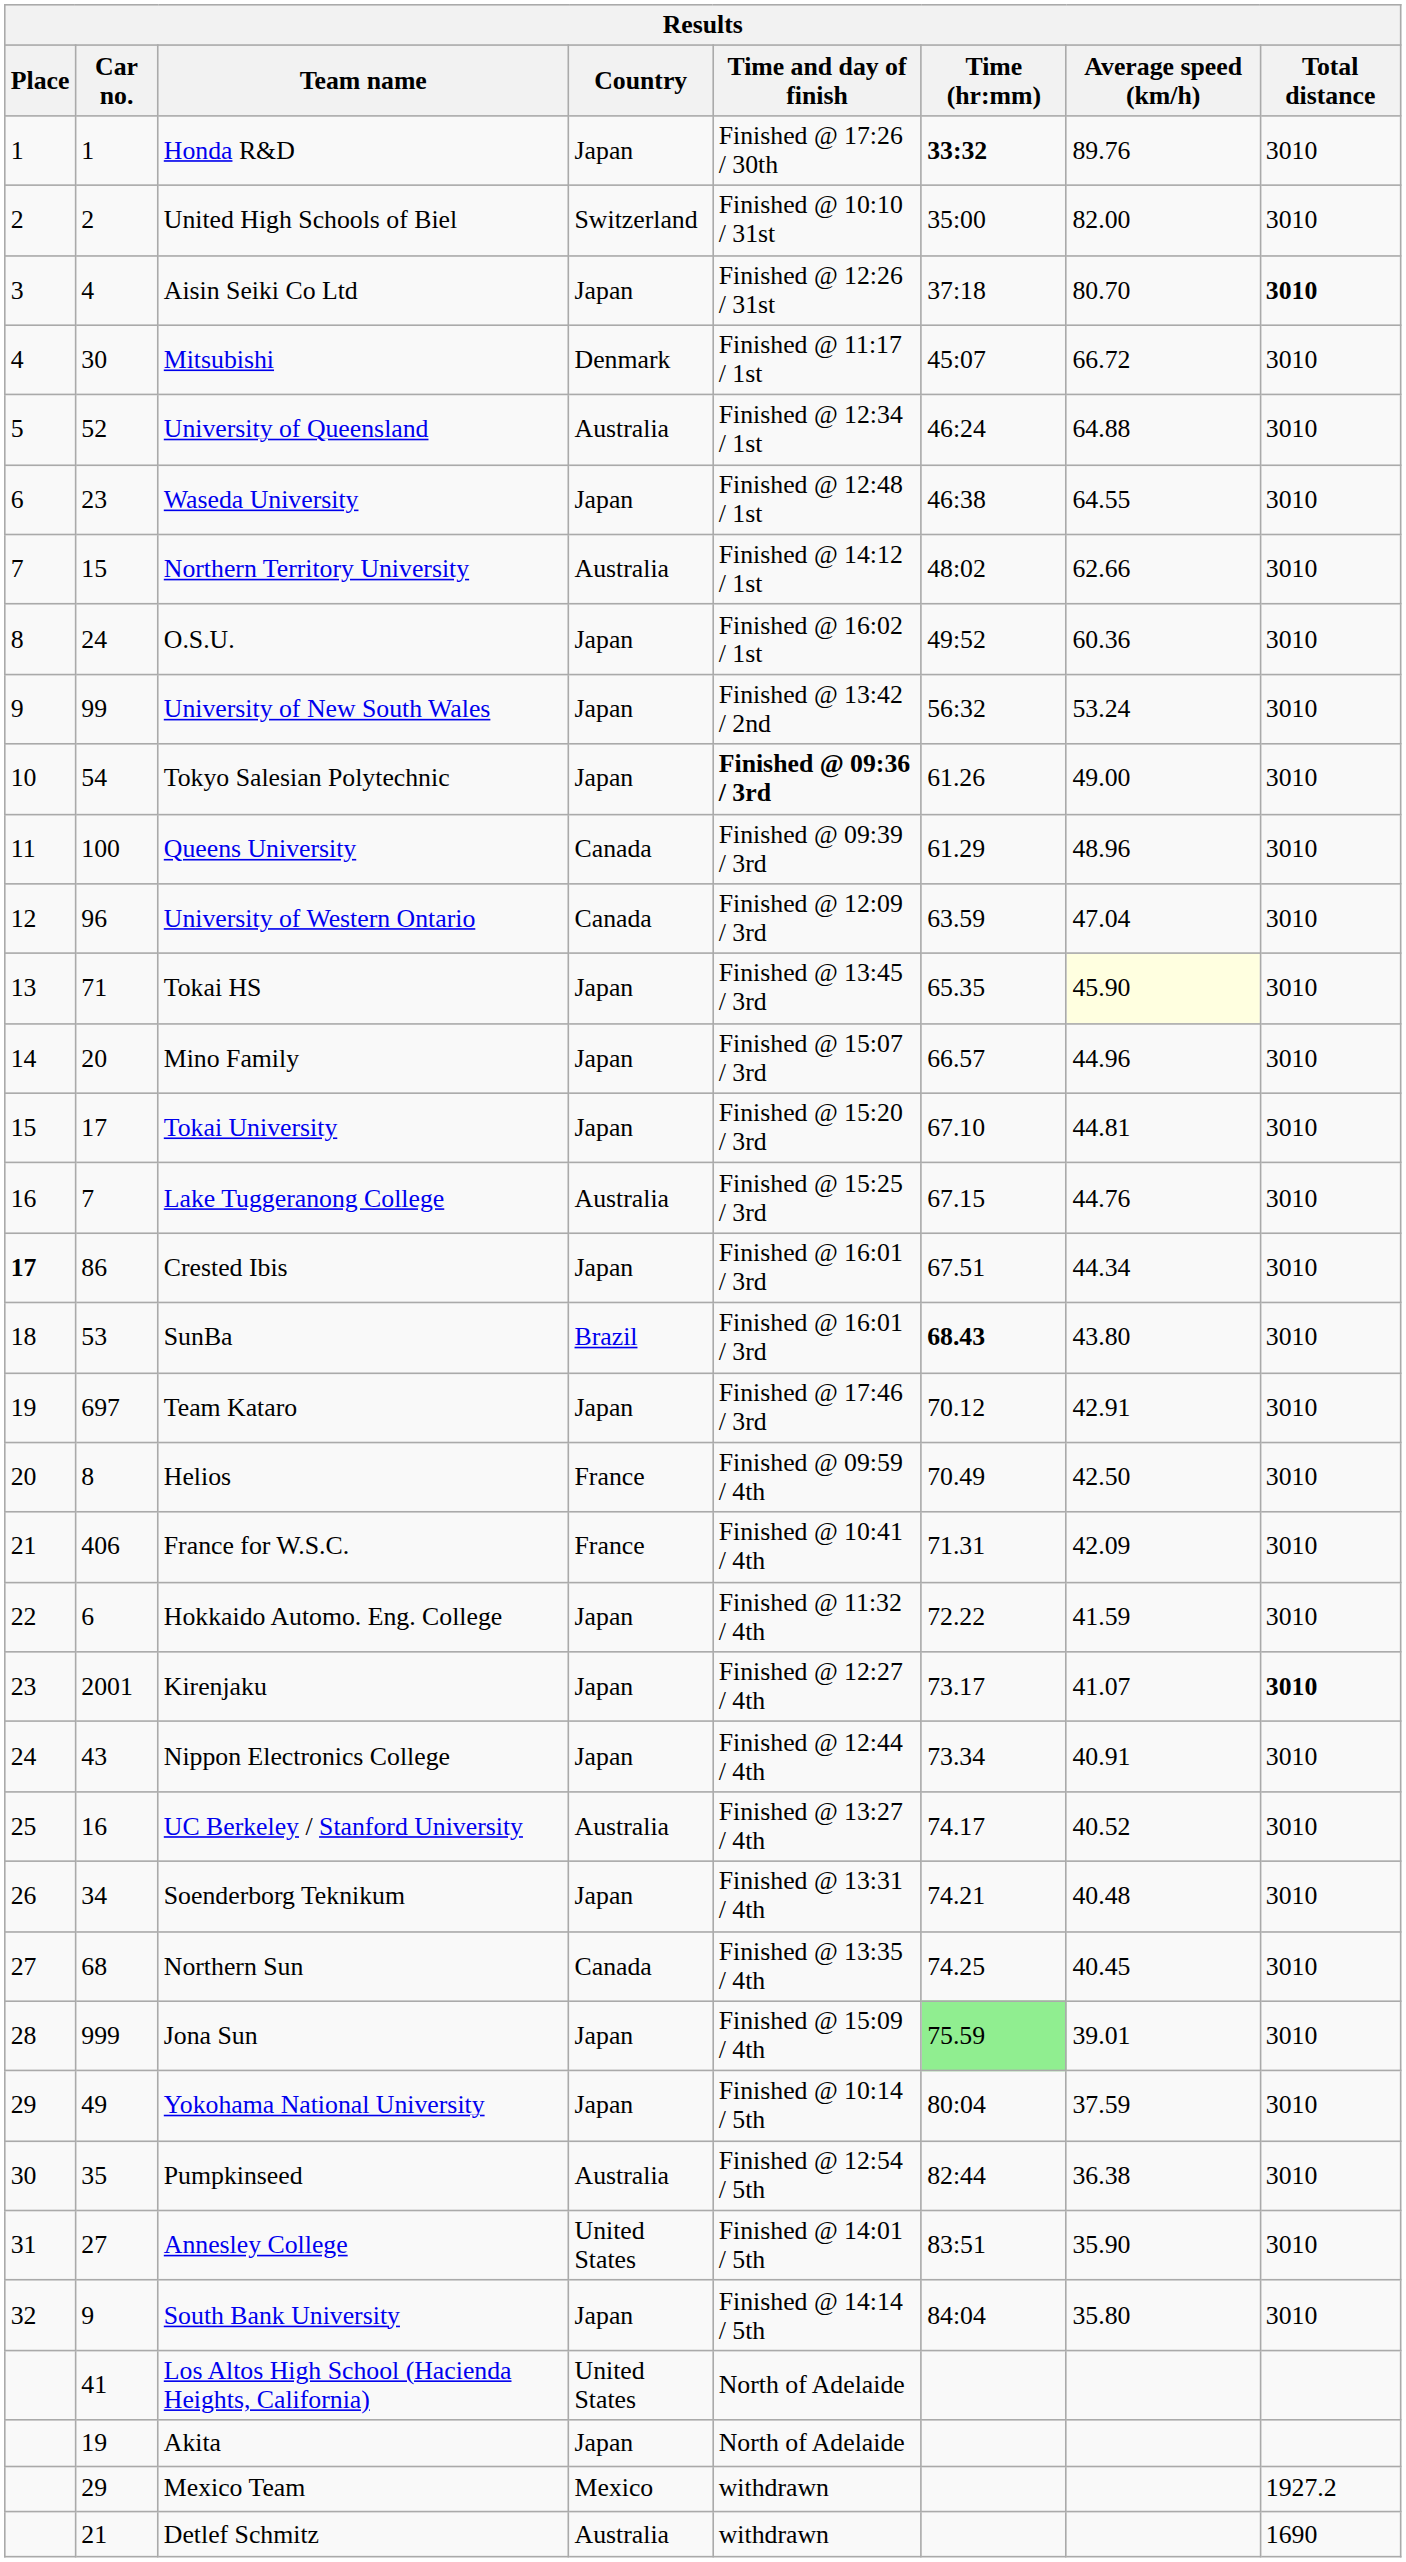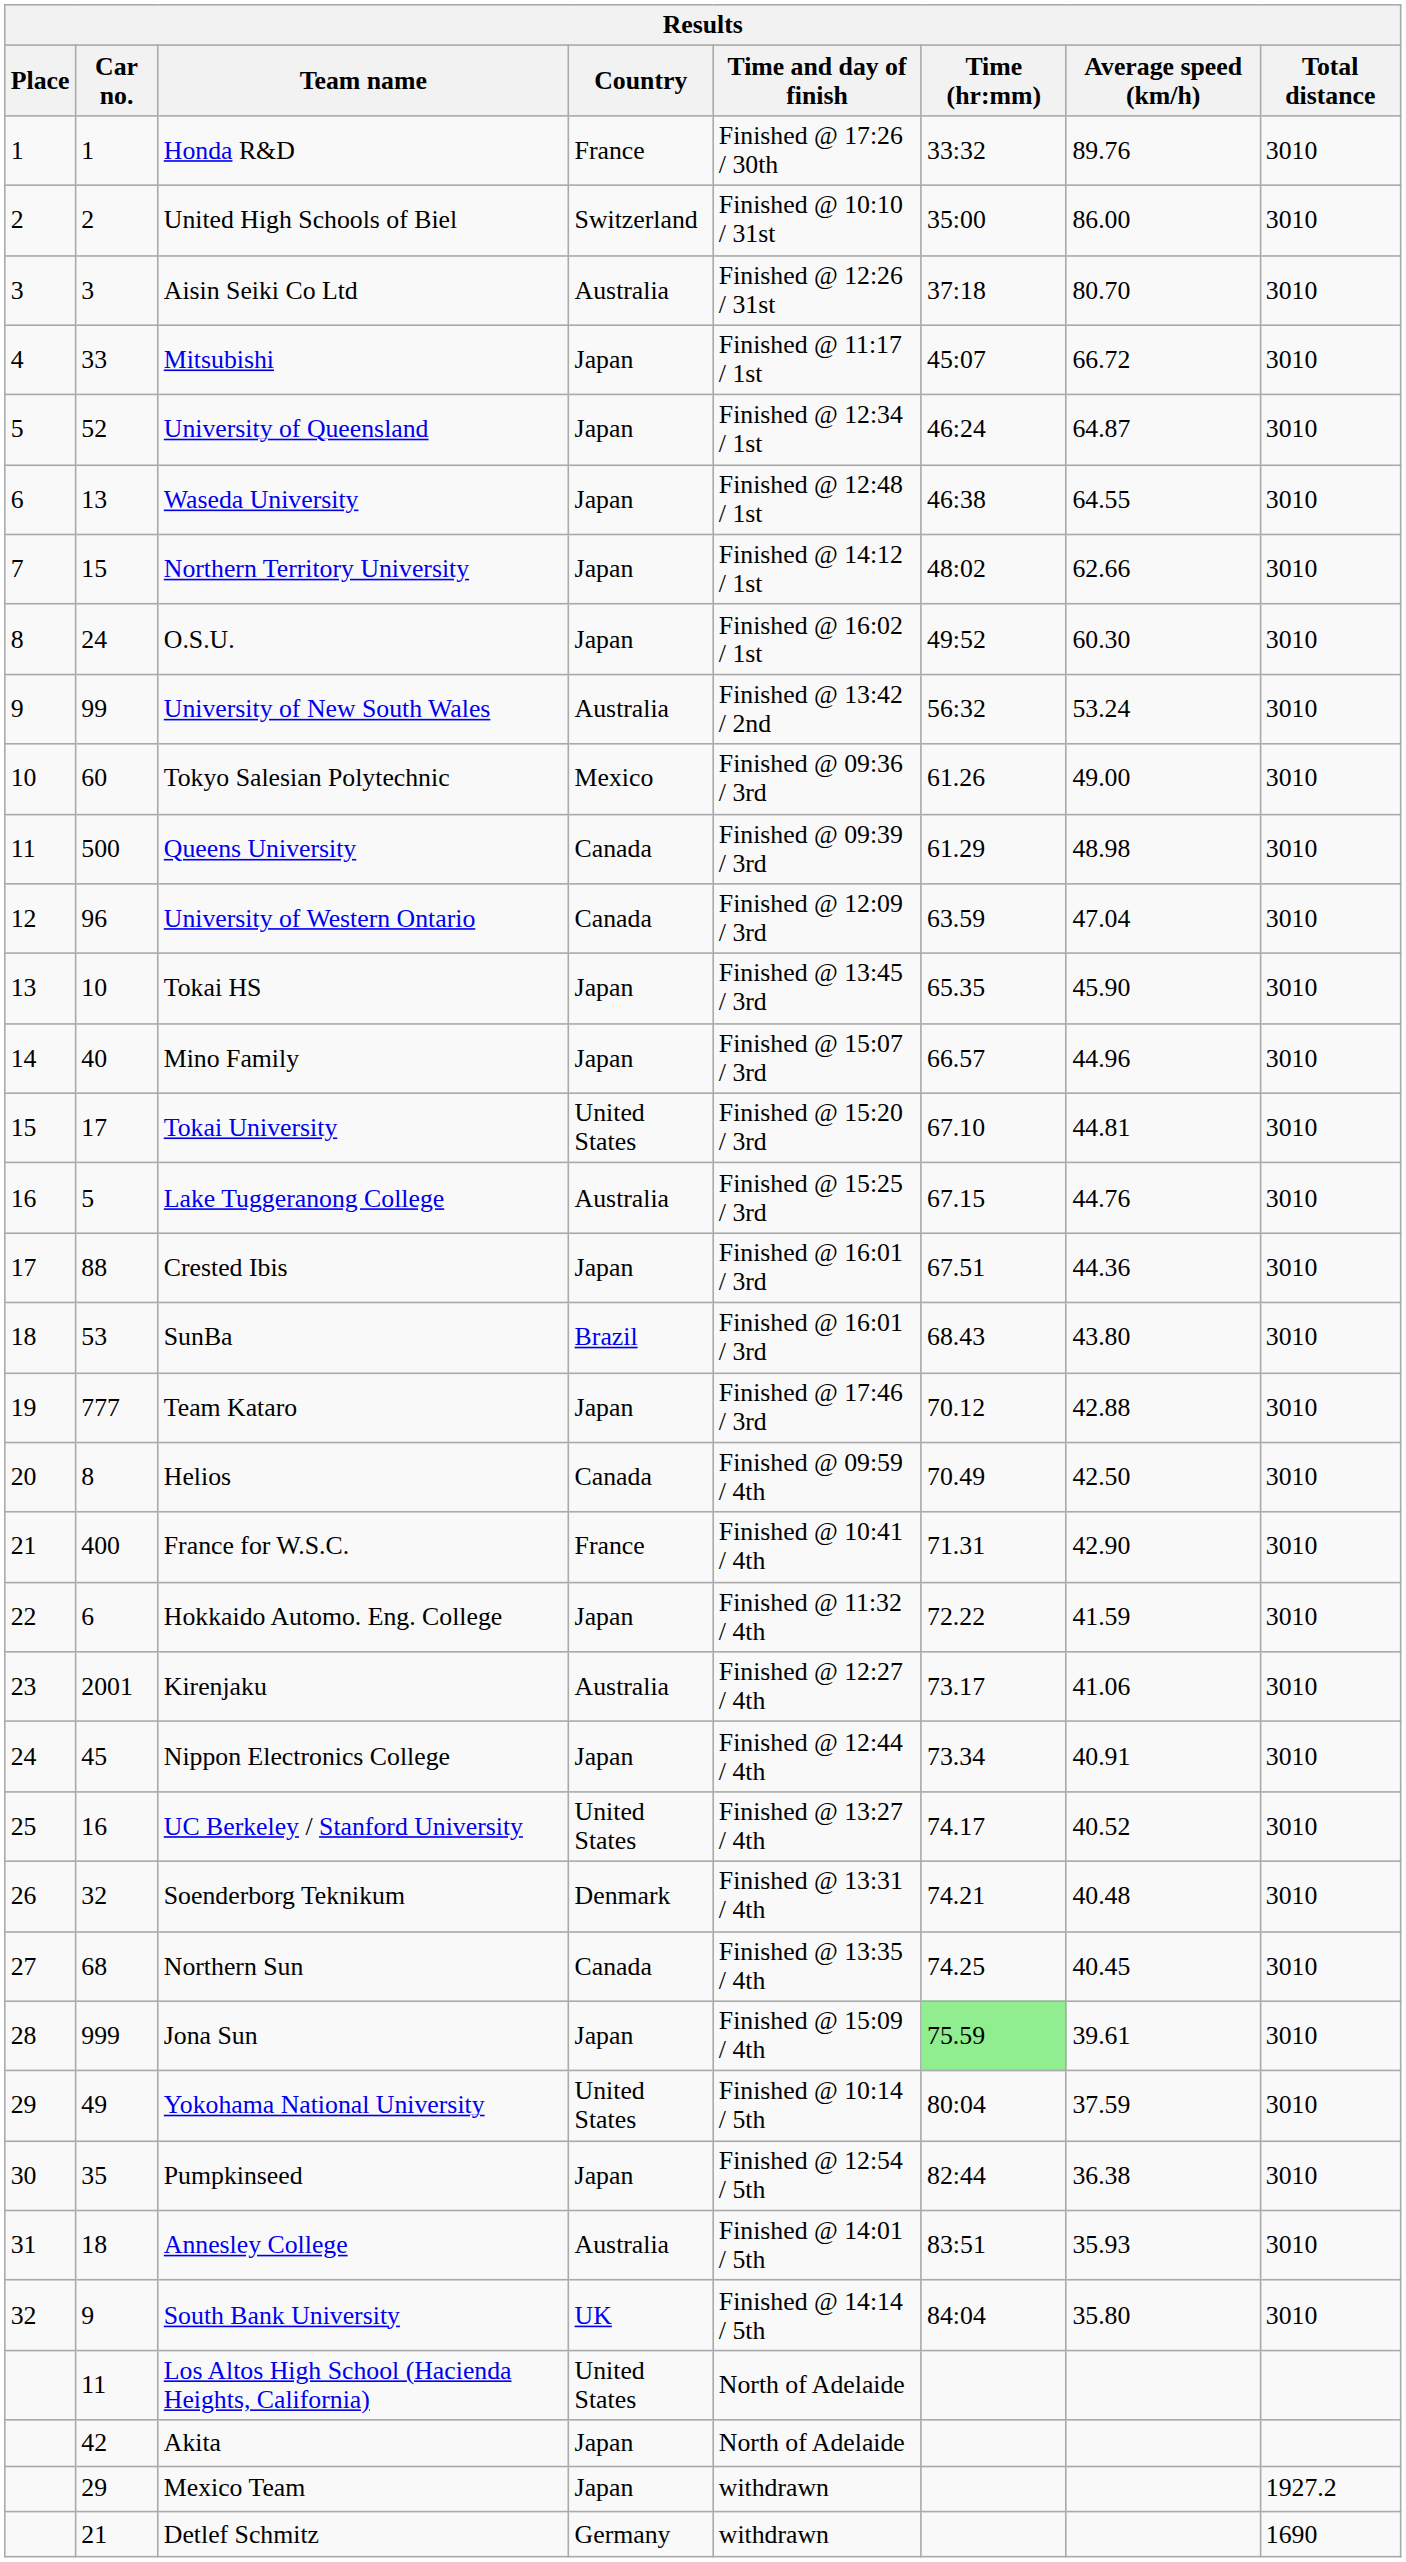(604, 150) Japan -> (610, 150) France
(957, 150) bold -> (956, 150) normal
(1101, 219) 82.00 -> (1101, 219) 86.00
(88, 289) 4 -> (88, 289) 3
(604, 289) Japan -> (622, 289) Australia
(1292, 289) bold -> (1292, 289) normal
(94, 359) 30 -> (94, 359) 33
(622, 359) Denmark -> (604, 359) Japan
(622, 429) Australia -> (604, 429) Japan
(1101, 429) 64.88 -> (1101, 429) 64.87
(94, 499) 23 -> (94, 499) 13
(622, 569) Australia -> (604, 569) Japan
(1101, 638) 60.36 -> (1101, 638) 60.30
(604, 708) Japan -> (622, 708) Australia
(94, 778) 54 -> (94, 778) 60
(604, 778) Japan -> (614, 778) Mexico
(814, 778) bold -> (811, 778) normal
(101, 848) 100 -> (101, 848) 500
(1101, 848) 48.96 -> (1101, 848) 48.98
(94, 988) 71 -> (94, 988) 10
(1101, 988) lightyellow background -> (1101, 988) no background
(94, 1057) 20 -> (94, 1057) 40
(604, 1127) Japan -> (610, 1127) United States
(88, 1197) 7 -> (88, 1197) 5
(24, 1267) bold -> (24, 1267) normal
(94, 1267) 86 -> (94, 1267) 88
(1101, 1267) 44.34 -> (1101, 1267) 44.36
(956, 1337) bold -> (956, 1337) normal
(101, 1407) 697 -> (101, 1407) 777
(1101, 1407) 42.91 -> (1101, 1407) 42.88
(610, 1476) France -> (613, 1476) Canada
(101, 1546) 406 -> (101, 1546) 400
(1101, 1546) 42.09 -> (1101, 1546) 42.90
(604, 1686) Japan -> (622, 1686) Australia
(1101, 1686) 41.07 -> (1101, 1686) 41.06
(1292, 1686) bold -> (1292, 1686) normal
(94, 1756) 43 -> (94, 1756) 45
(622, 1826) Australia -> (610, 1826) United States
(94, 1895) 34 -> (94, 1895) 32
(604, 1895) Japan -> (623, 1895) Denmark
(1101, 2035) 39.01 -> (1101, 2035) 39.61
(604, 2105) Japan -> (610, 2105) United States
(622, 2175) Australia -> (604, 2175) Japan
(94, 2245) 27 -> (94, 2245) 18
(610, 2245) United States -> (622, 2245) Australia
(1101, 2245) 35.90 -> (1101, 2245) 35.93
(604, 2314) Japan -> (593, 2314) UK
(94, 2384) 41 -> (94, 2384) 11
(94, 2442) 19 -> (94, 2442) 42
(614, 2488) Mexico -> (604, 2488) Japan
(622, 2533) Australia -> (623, 2533) Germany
